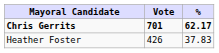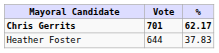(155, 40) 426 -> (155, 40) 644
